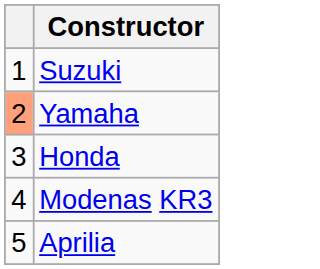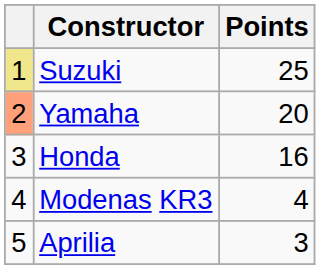+ column: (267, 27)
(19, 70) no background -> (19, 70) khaki background
